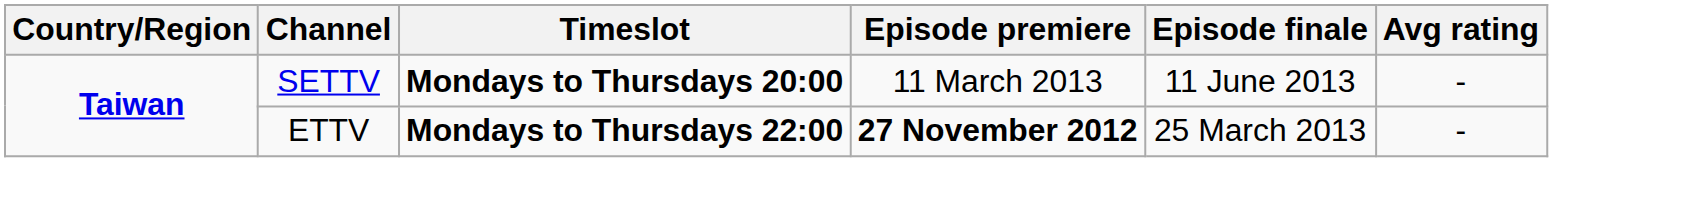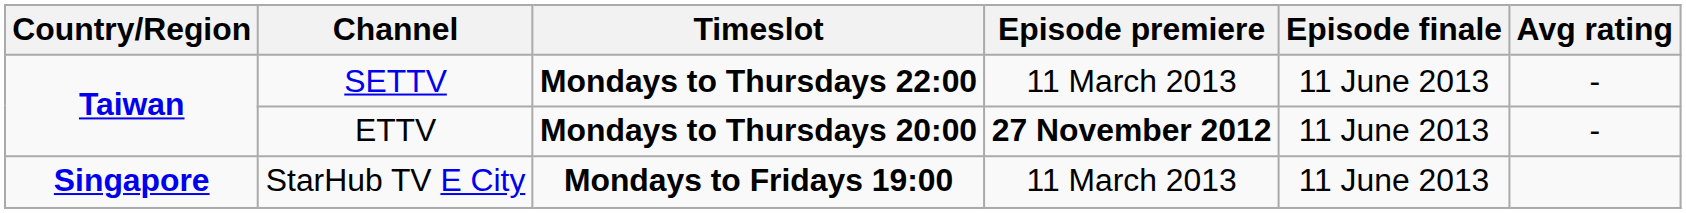(625, 80) Mondays to Thursdays 20:00 -> (759, 80) Mondays to Thursdays 22:00
(625, 130) Mondays to Thursdays 22:00 -> (759, 130) Mondays to Thursdays 20:00
(1260, 130) 25 March 2013 -> (1394, 130) 11 June 2013
+ row: (396, 181)
